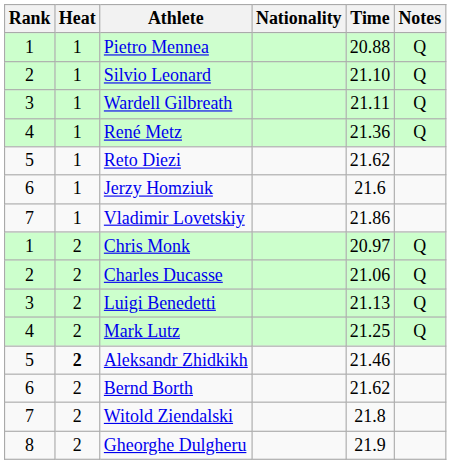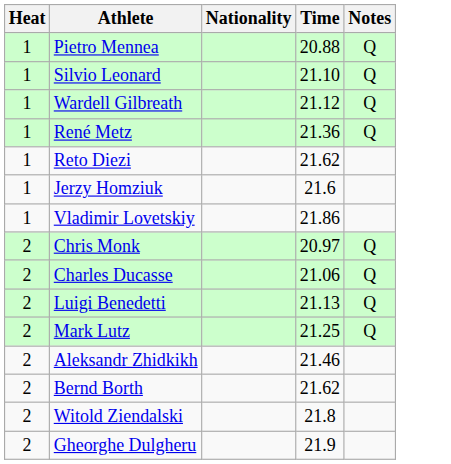- column: (30, 18)
(370, 103) 21.11 -> (320, 103) 21.12
(77, 359) bold -> (27, 359) normal
